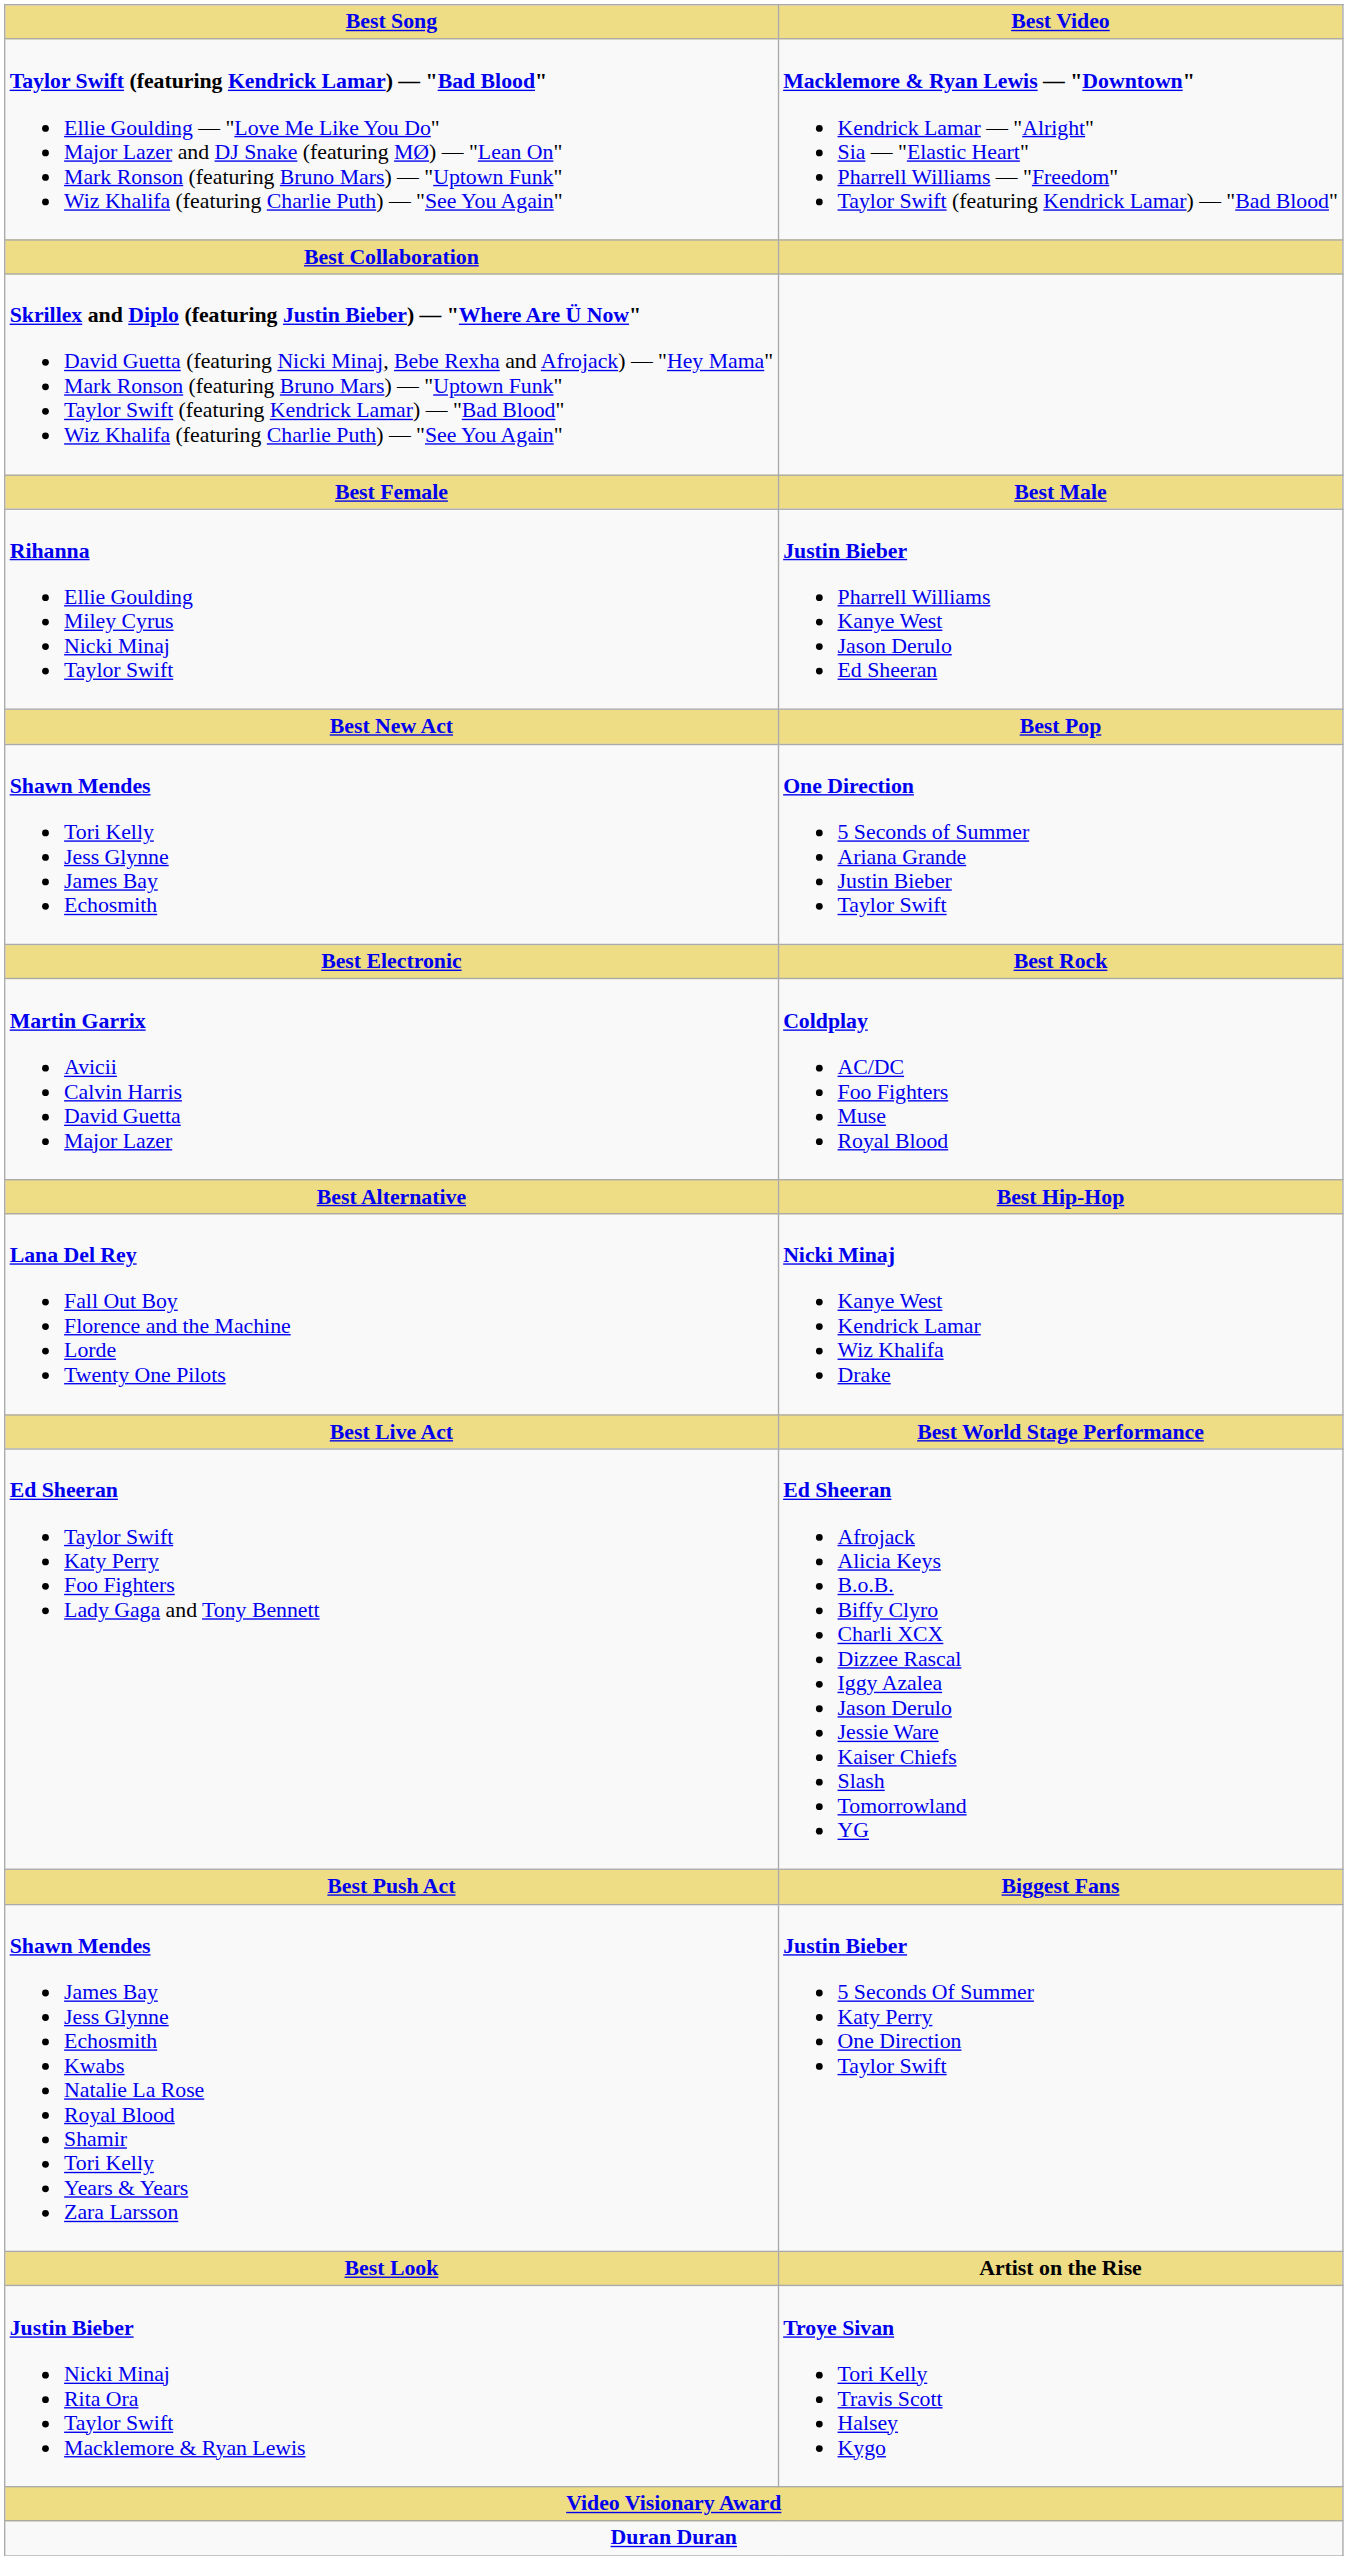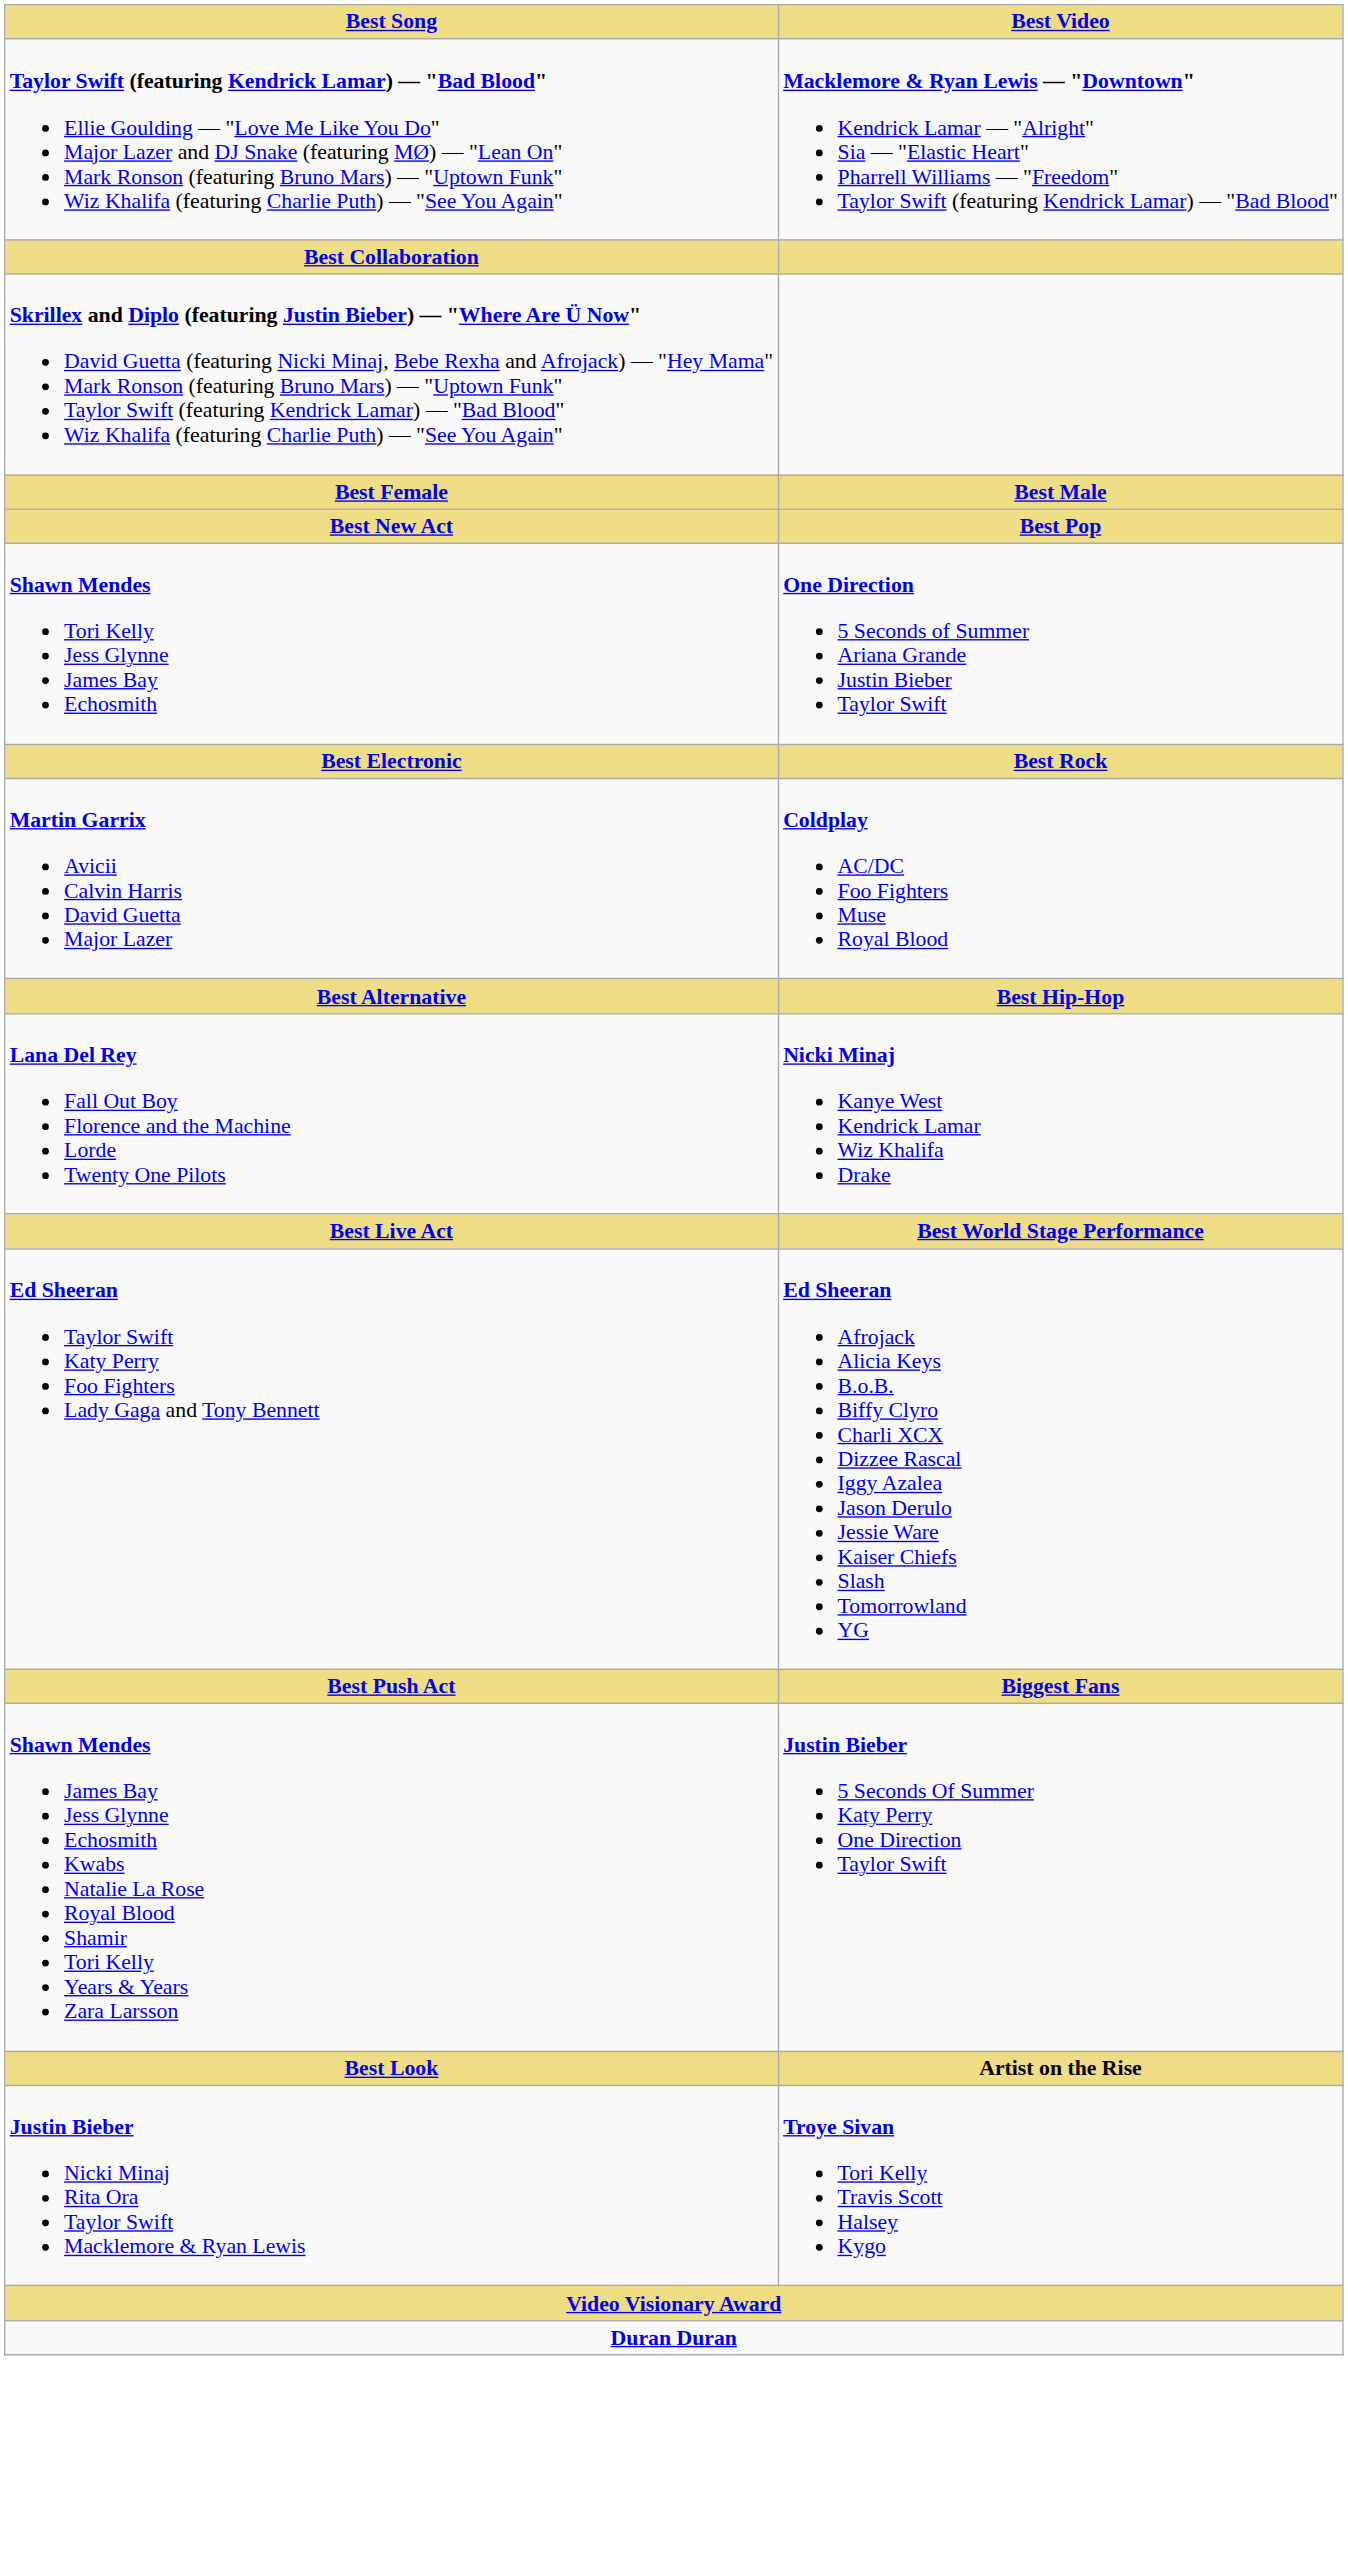- row: (391, 611)
